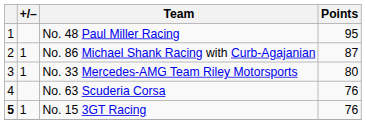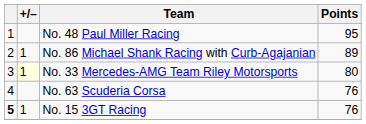(351, 53) 87 -> (351, 53) 89
(23, 72) no background -> (23, 72) lightyellow background
